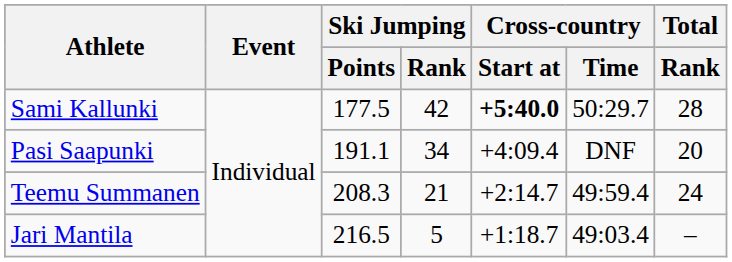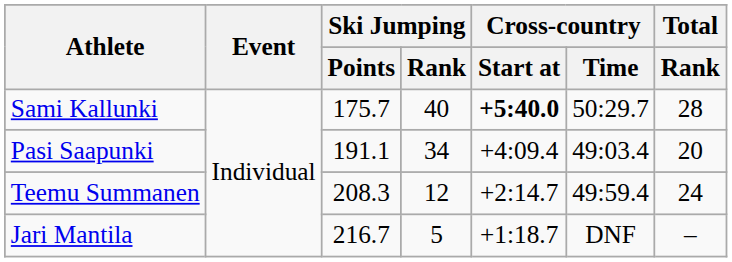(361, 109) 177.5 -> (361, 109) 175.7
(437, 109) 42 -> (437, 109) 40
(611, 151) DNF -> (611, 151) 49:03.4
(437, 192) 21 -> (437, 192) 12
(361, 234) 216.5 -> (361, 234) 216.7
(611, 234) 49:03.4 -> (611, 234) DNF
